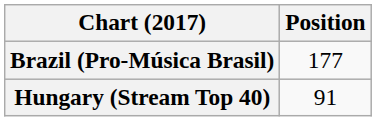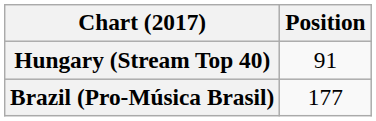rows swapped: (142, 60) <-> (142, 97)
